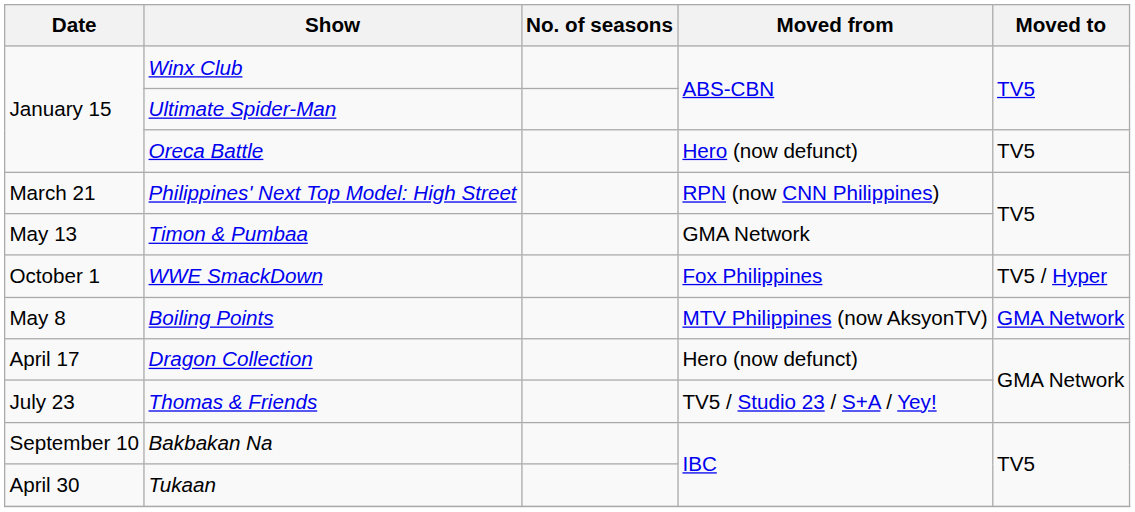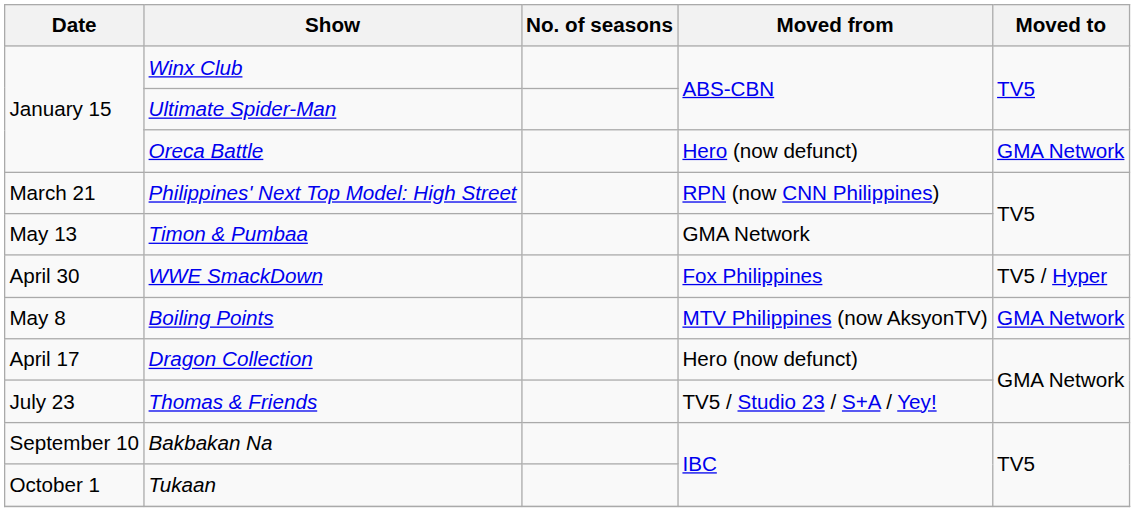(1016, 151) TV5 -> (1061, 151) GMA Network
(55, 276) October 1 -> (44, 276) April 30
(44, 485) April 30 -> (55, 485) October 1
